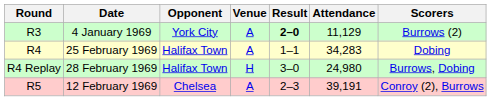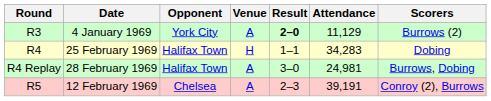(250, 50) A -> (250, 50) H
(250, 68) H -> (250, 68) A
(344, 68) 24,980 -> (344, 68) 24,981
